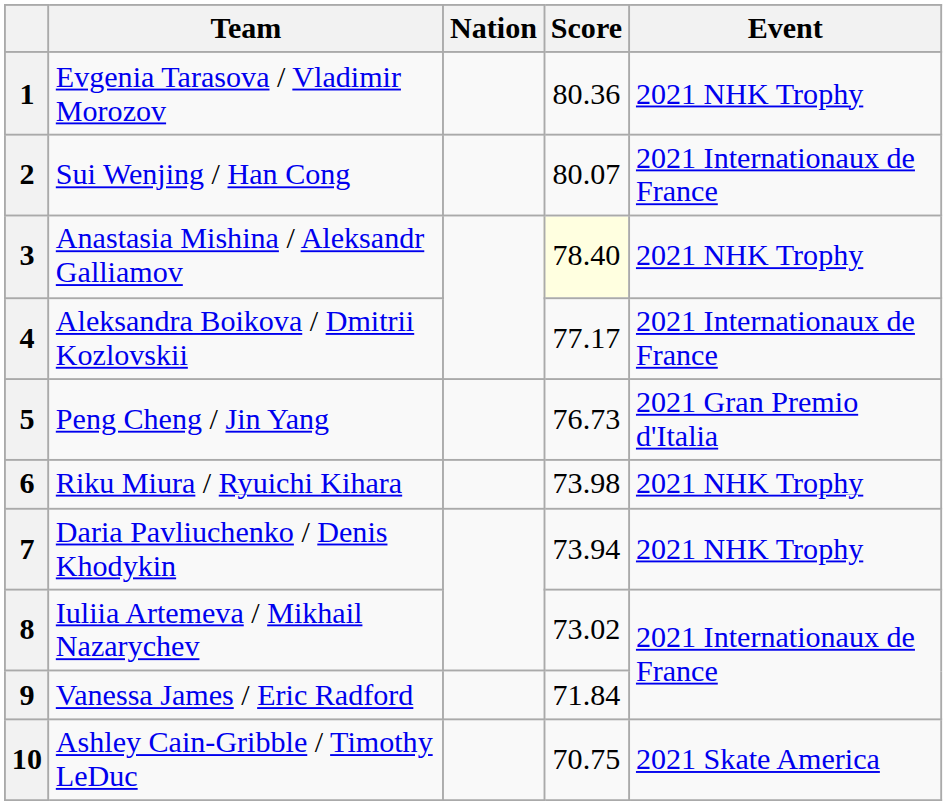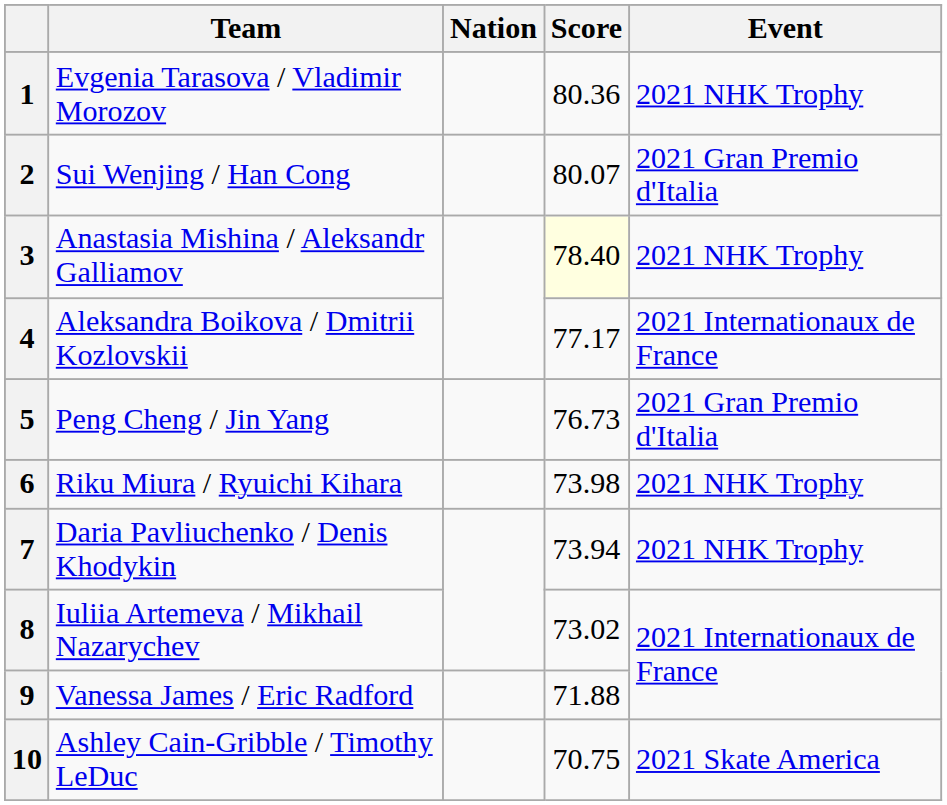(775, 174) 2021 Internationaux de France -> (747, 174) 2021 Gran Premio d'Italia
(586, 694) 71.84 -> (586, 694) 71.88
